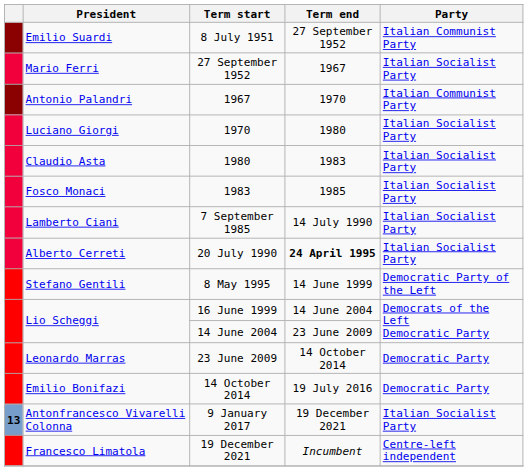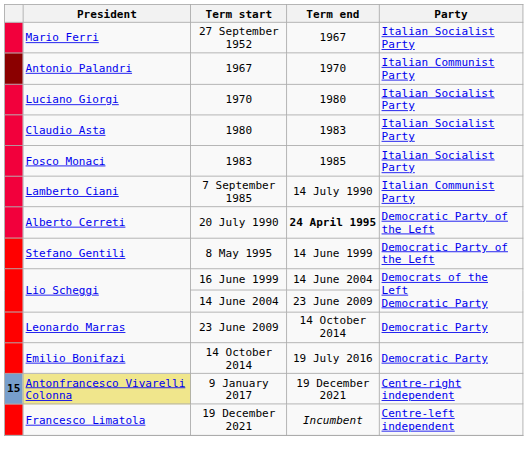- row: (237, 38)
(439, 222) Italian Socialist Party -> (438, 192) Italian Communist Party
(439, 253) Italian Socialist Party -> (445, 222) Democratic Party of the Left
(14, 420) 13 -> (14, 389) 15
(105, 420) no background -> (105, 389) khaki background
(439, 420) Italian Socialist Party -> (421, 389) Centre-right independent
